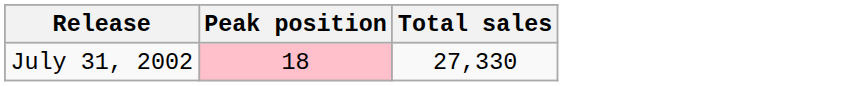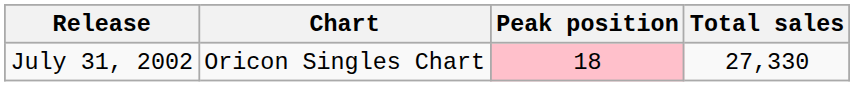+ column: (345, 24)
